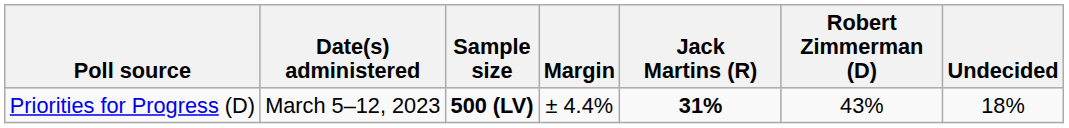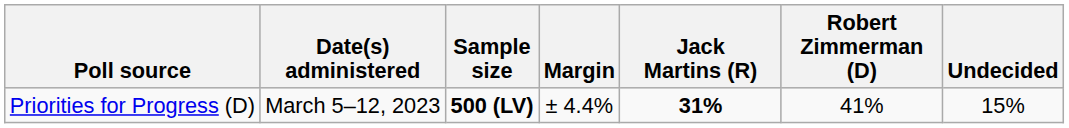(862, 105) 43% -> (862, 105) 41%
(1003, 105) 18% -> (1003, 105) 15%
